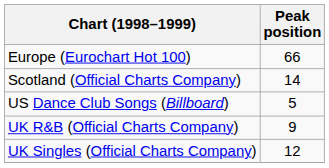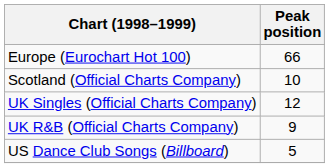(292, 80) 14 -> (292, 80) 10
rows swapped: (132, 151) <-> (118, 103)
